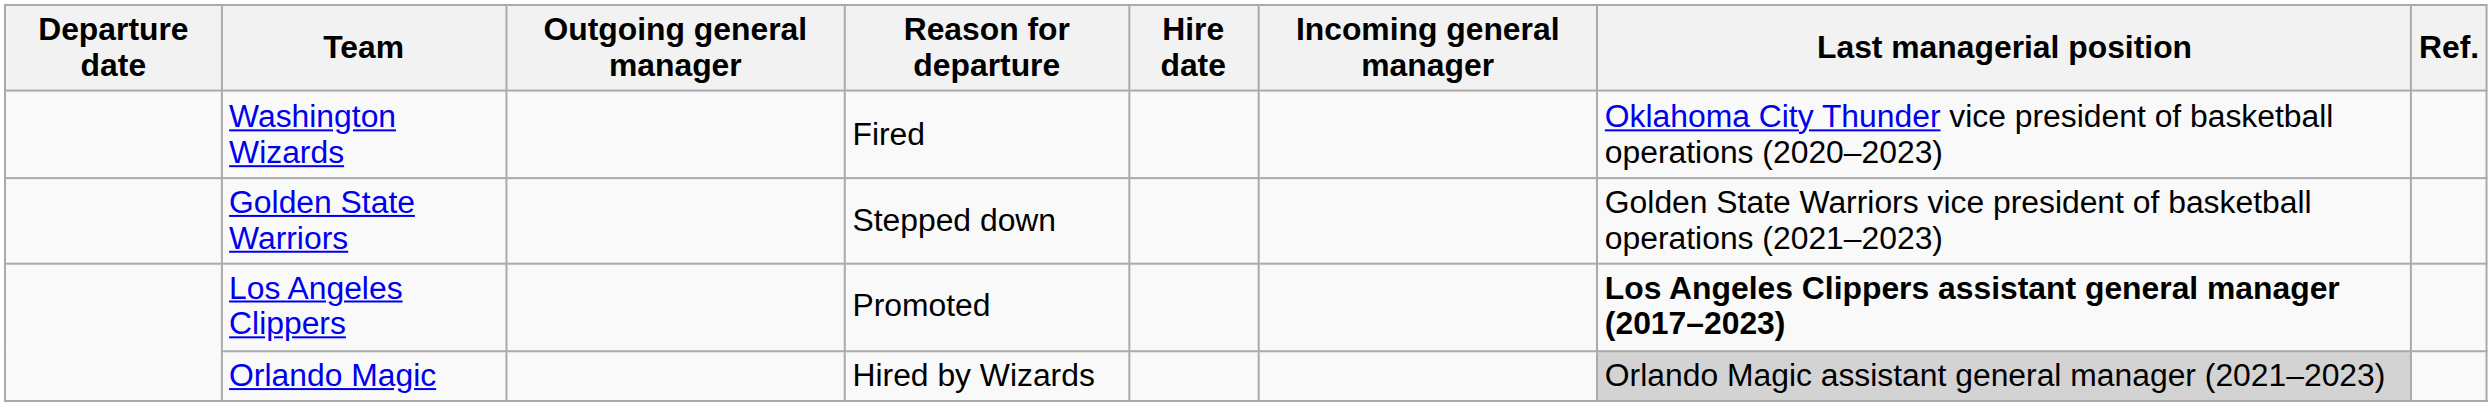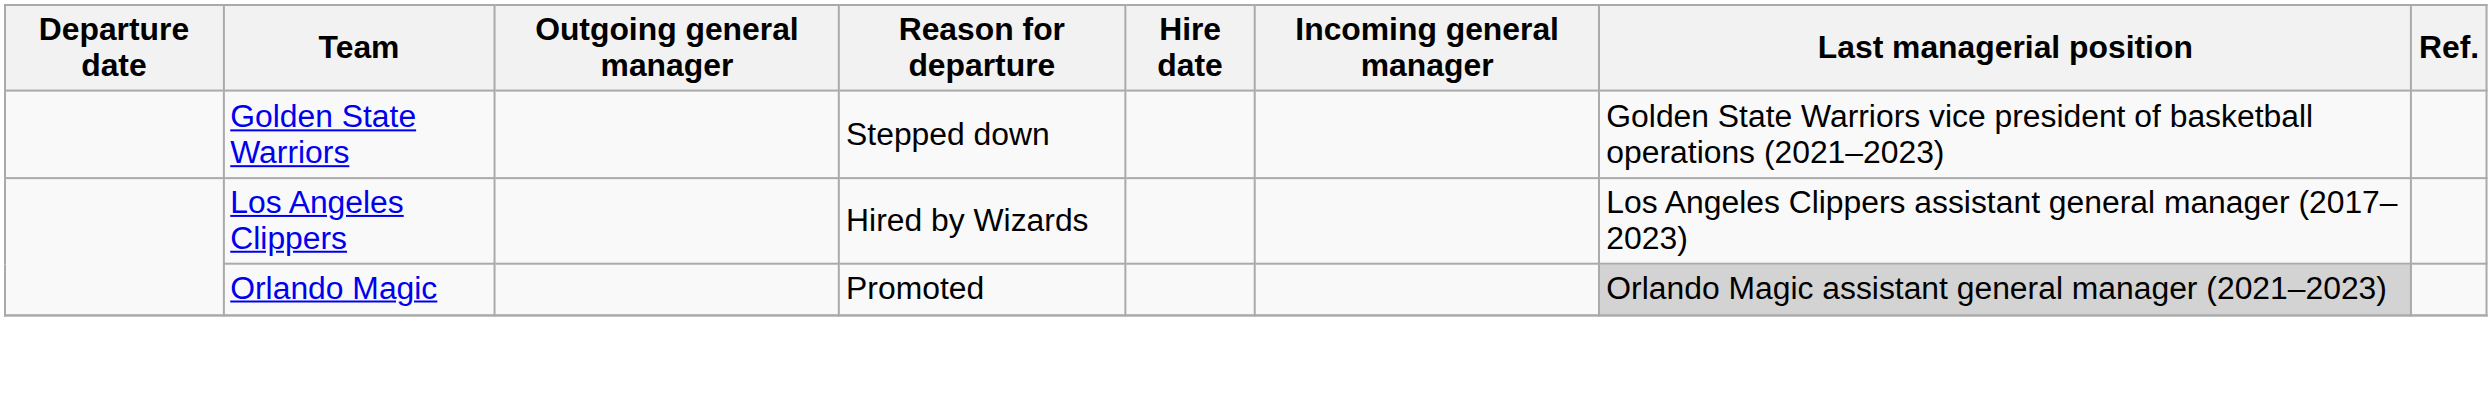- row: (313, 133)
(921, 306) Promoted -> (967, 220) Hired by Wizards
(1972, 306) bold -> (2002, 220) normal
(974, 375) Hired by Wizards -> (915, 288) Promoted
